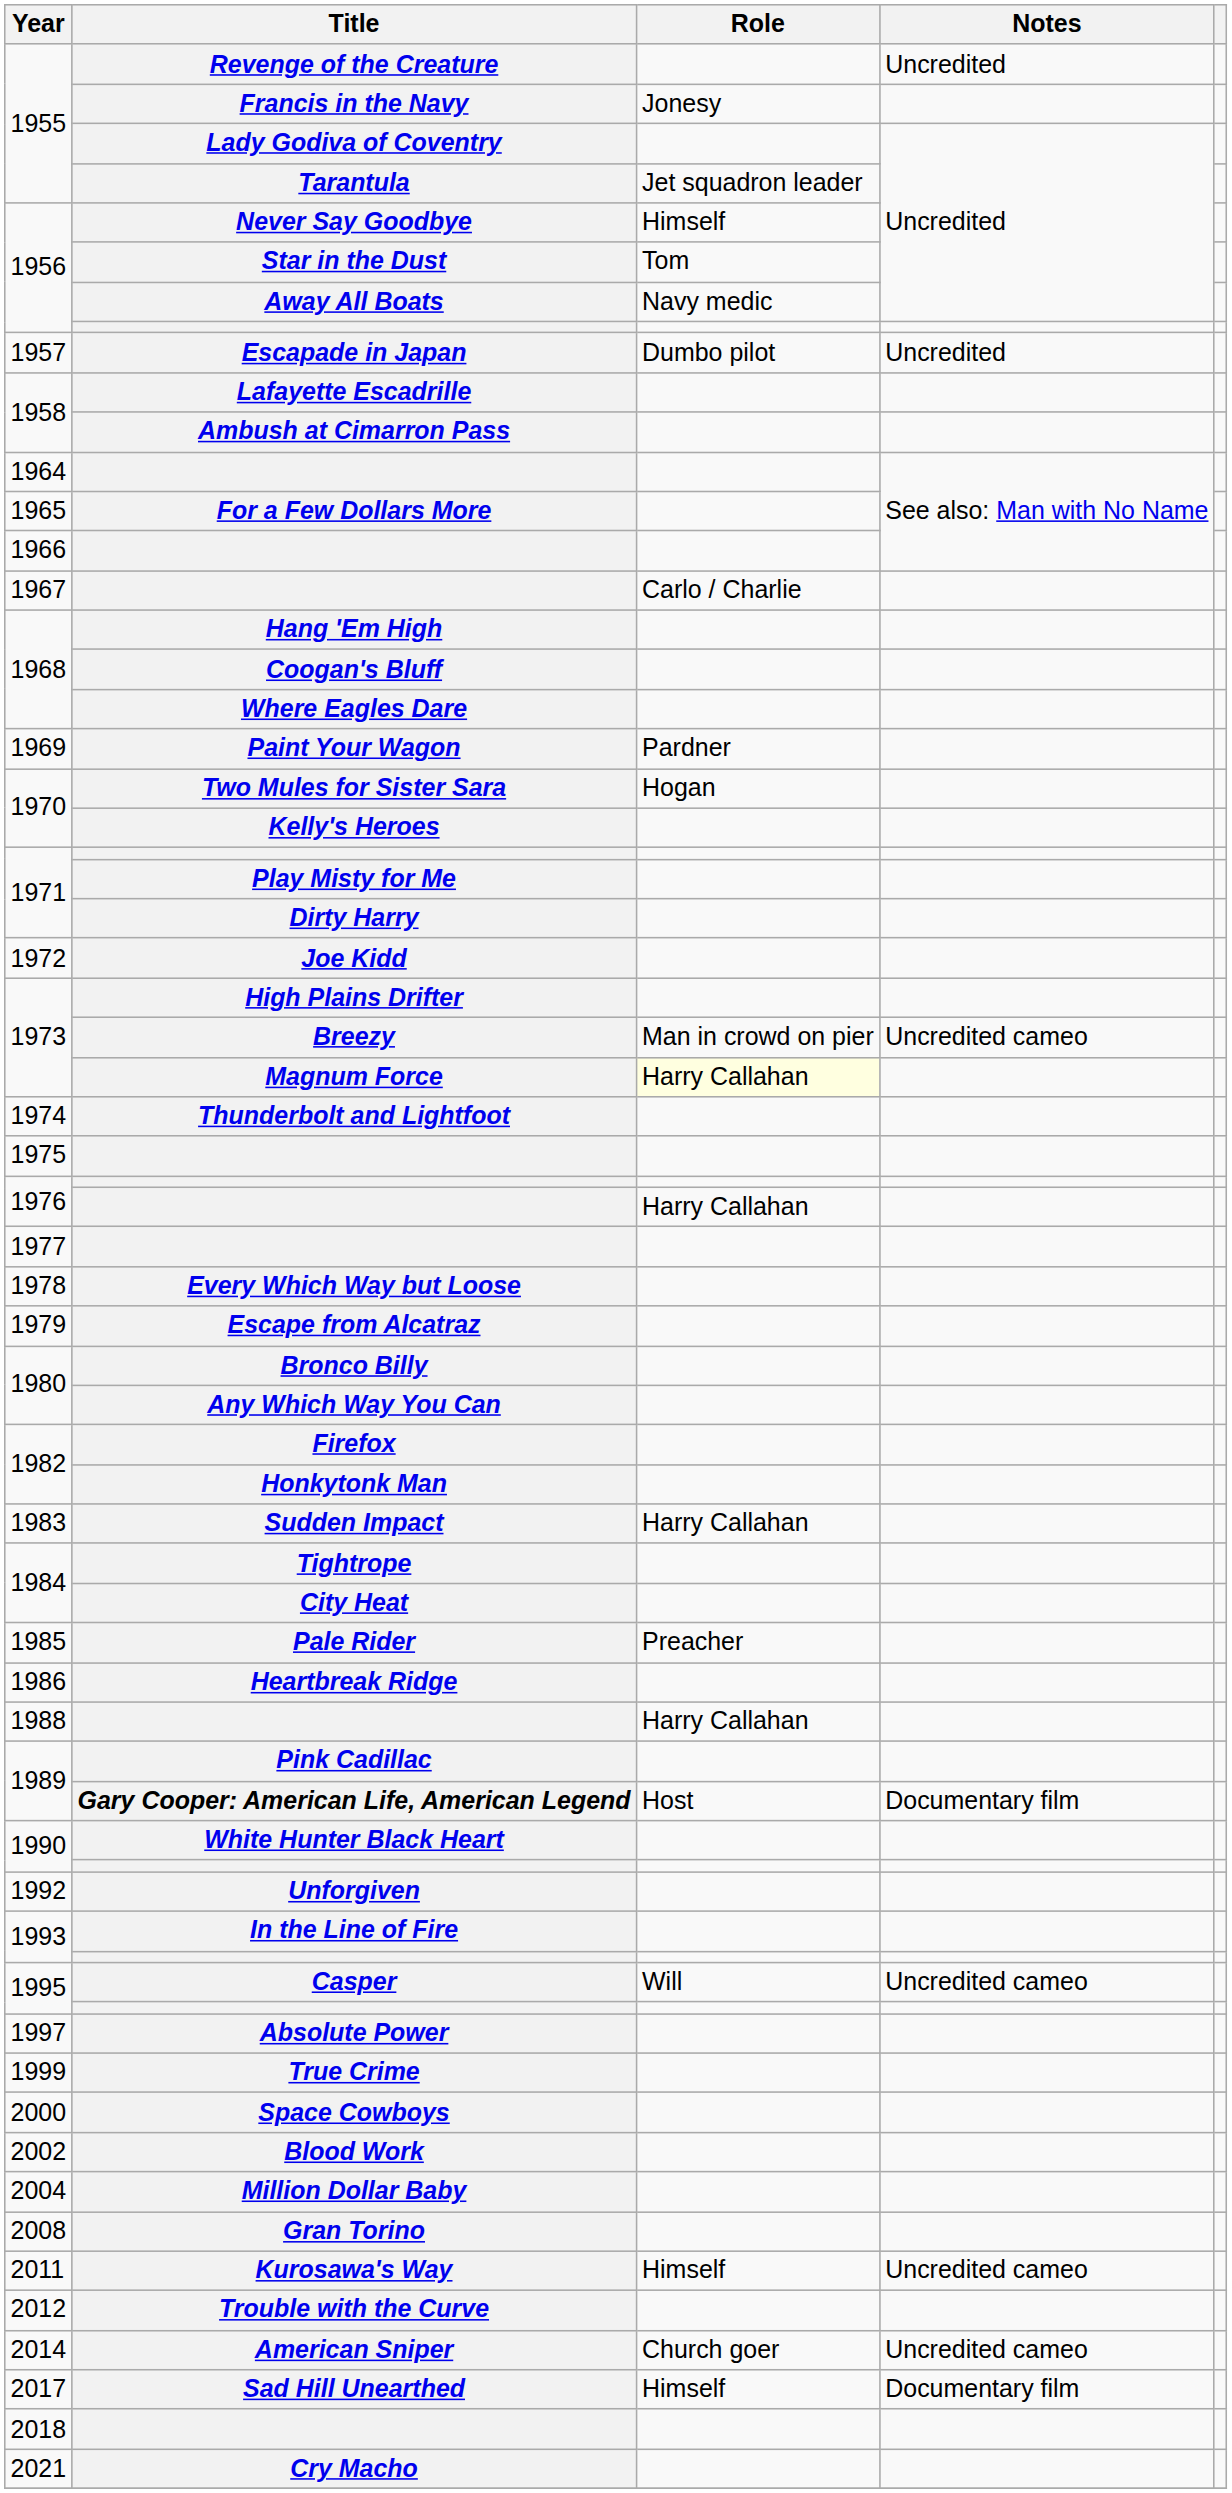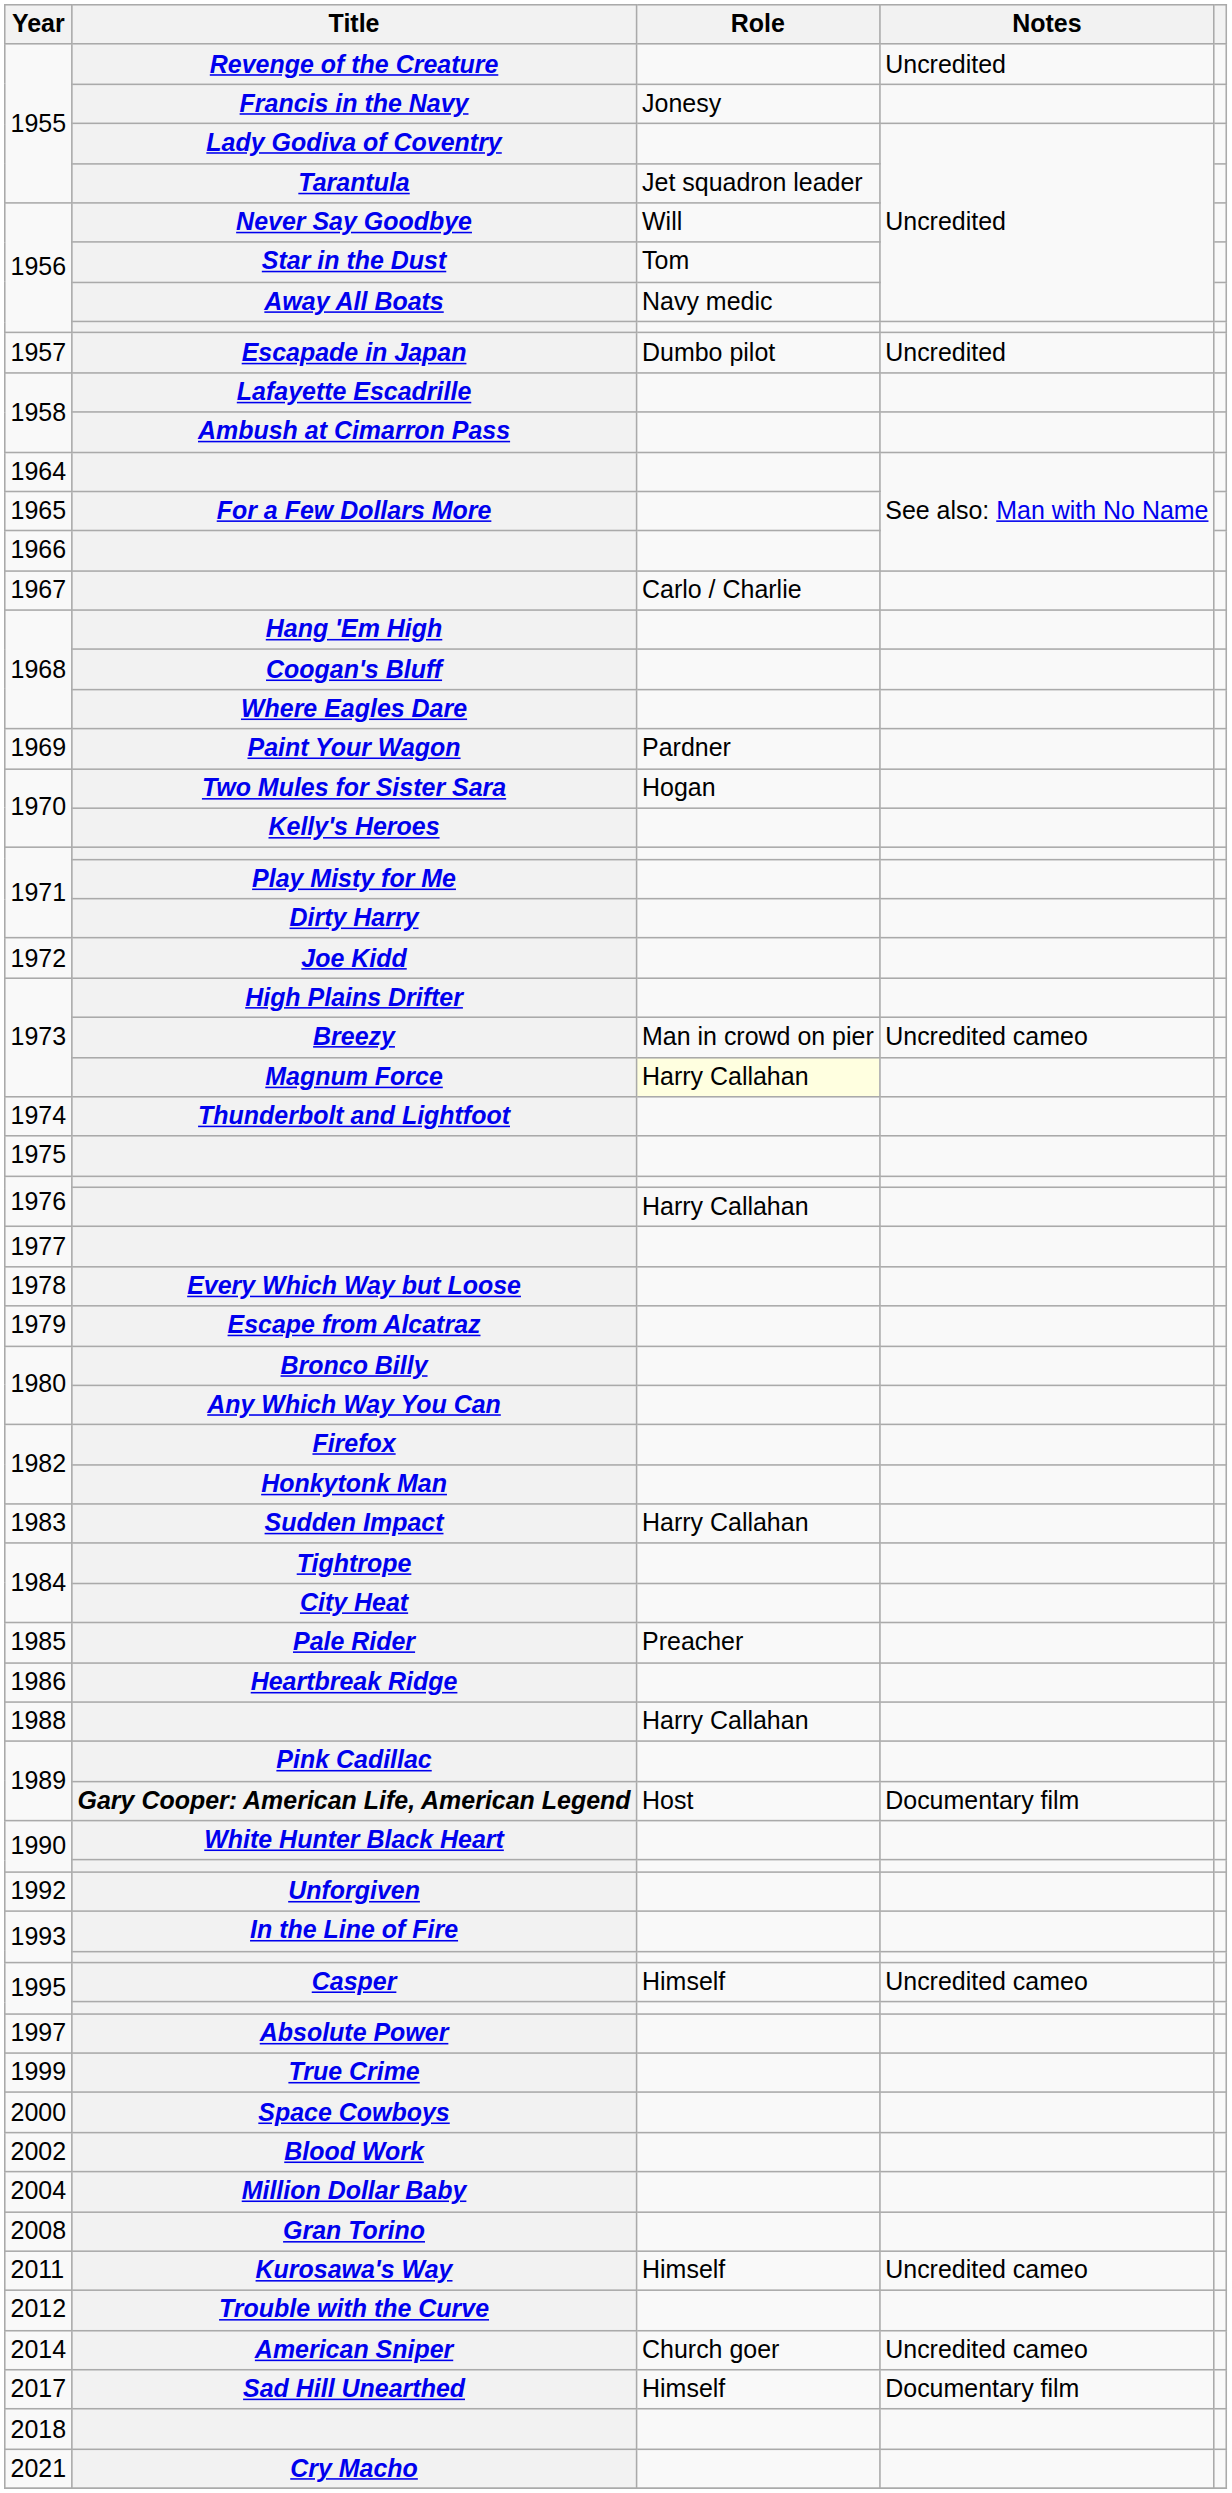(684, 222) Himself -> (662, 222) Will
(662, 1981) Will -> (684, 1981) Himself
